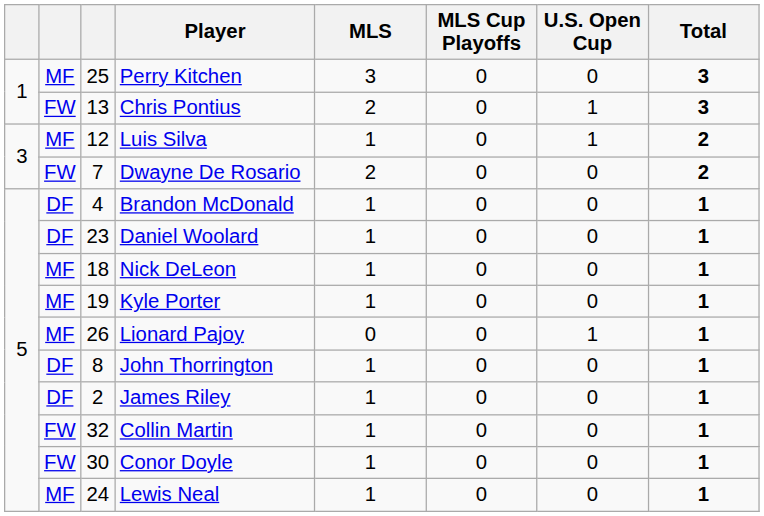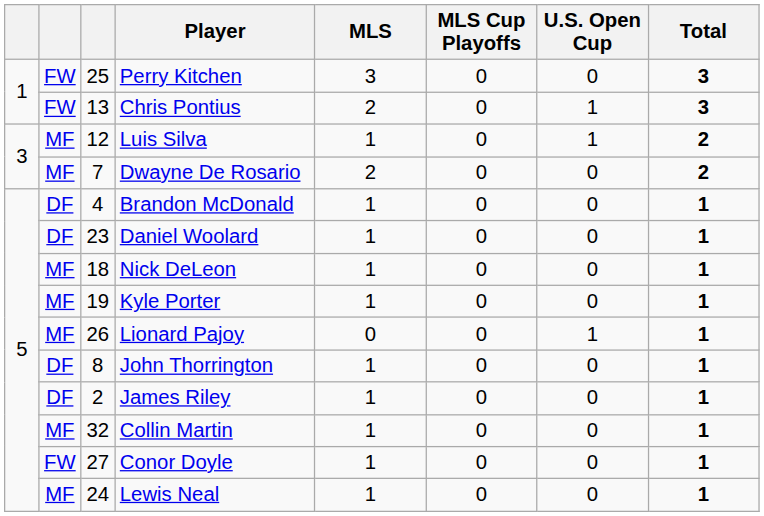(60, 75) MF -> (60, 75) FW
(60, 172) FW -> (60, 172) MF
(60, 430) FW -> (60, 430) MF
(98, 462) 30 -> (98, 462) 27
